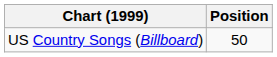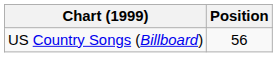(239, 39) 50 -> (239, 39) 56
